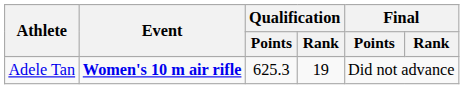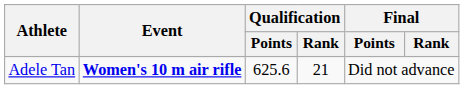(271, 70) 625.3 -> (271, 70) 625.6
(321, 70) 19 -> (321, 70) 21
